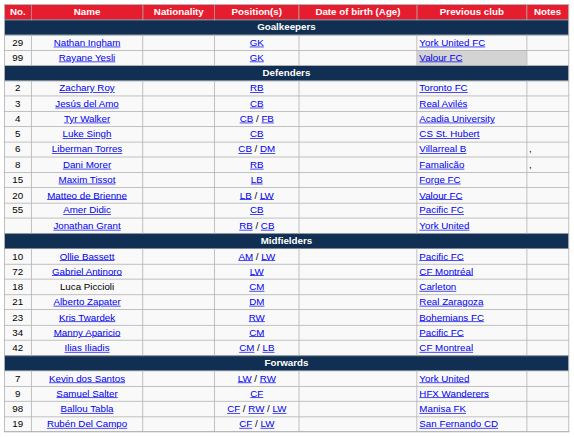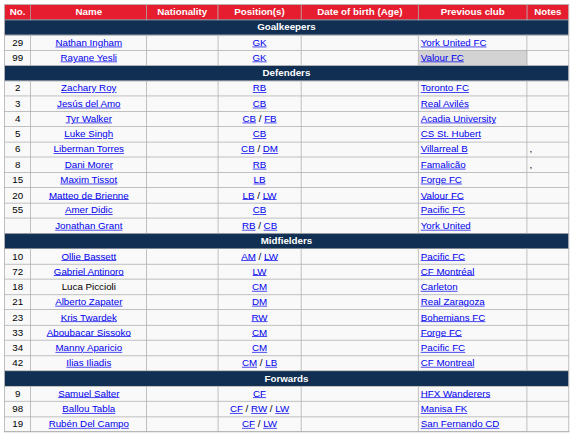+ row: (89, 332)
- row: (87, 378)
